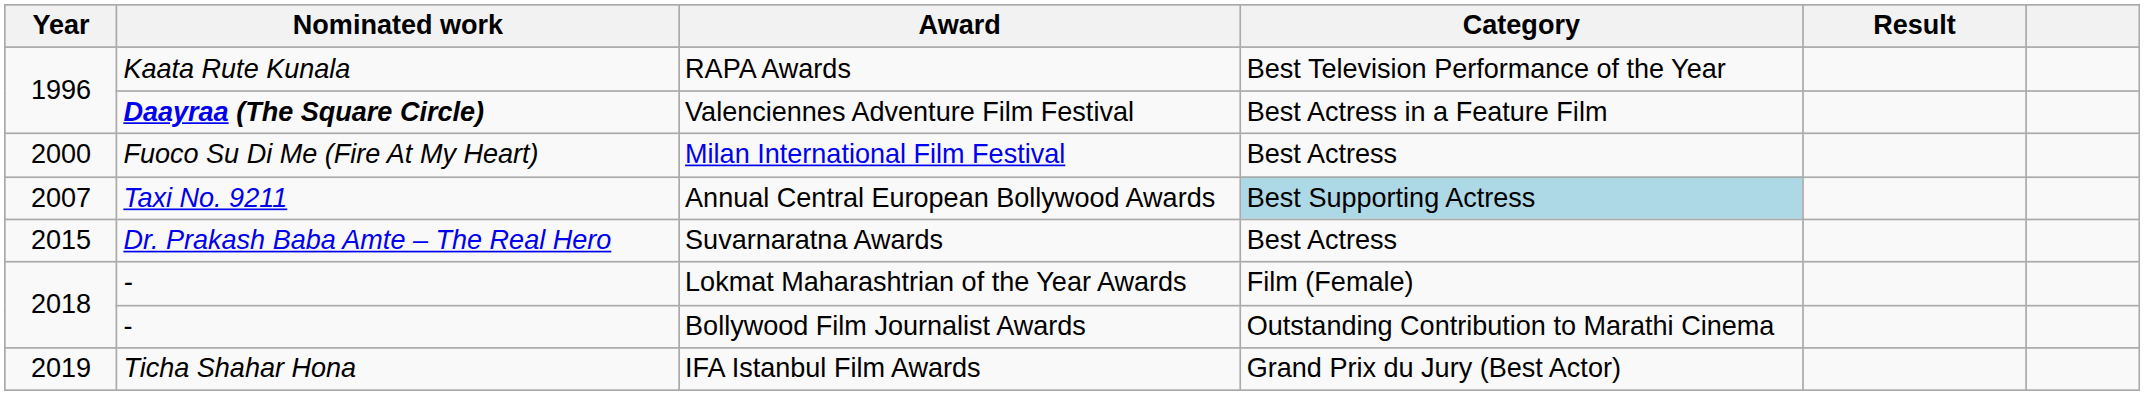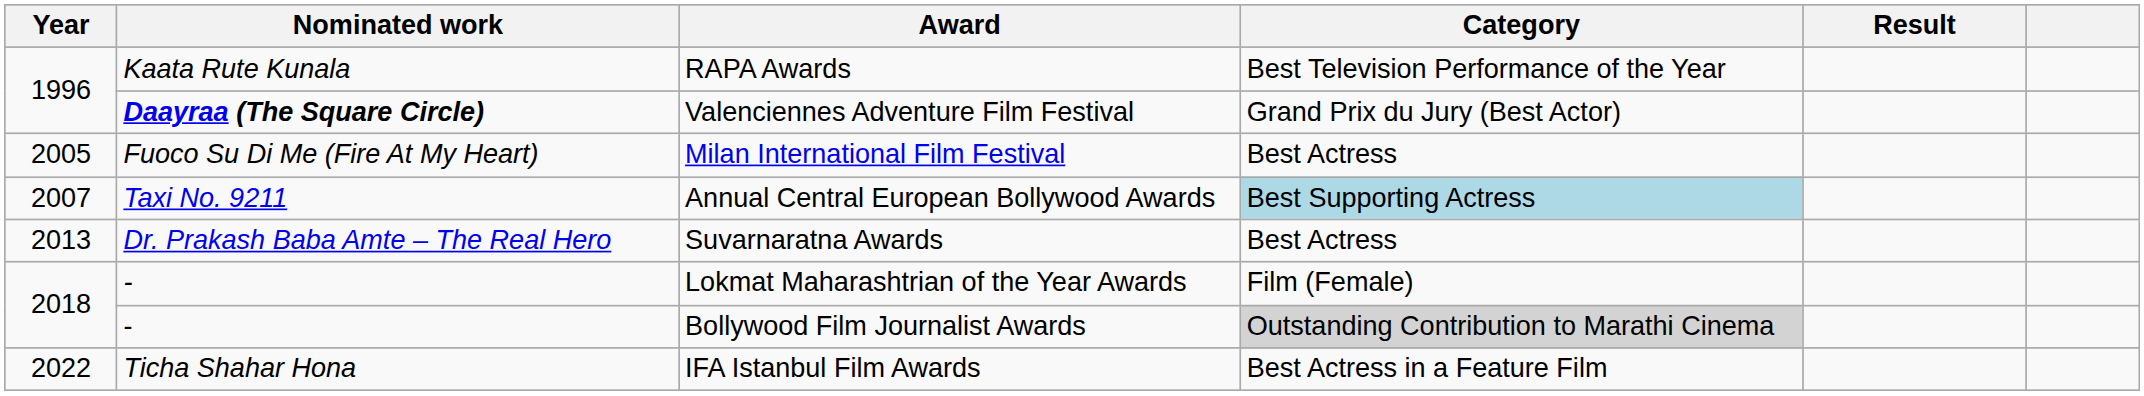(1427, 111) Best Actress in a Feature Film -> (1434, 111) Grand Prix du Jury (Best Actor)
(61, 154) 2000 -> (61, 154) 2005
(61, 240) 2015 -> (61, 240) 2013
(1511, 326) no background -> (1511, 326) lightgrey background
(61, 369) 2019 -> (61, 369) 2022
(1434, 369) Grand Prix du Jury (Best Actor) -> (1427, 369) Best Actress in a Feature Film
